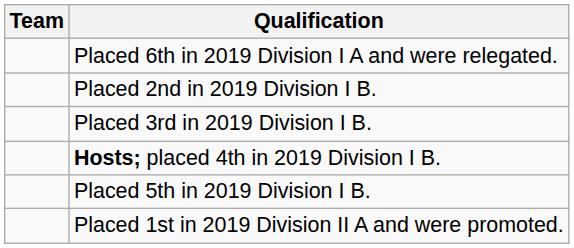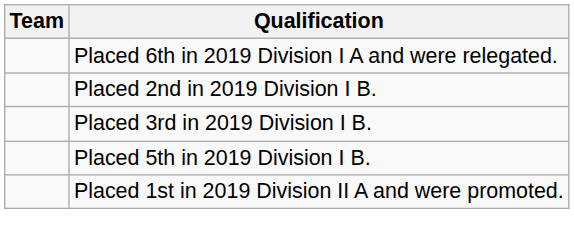- row: (257, 157)
